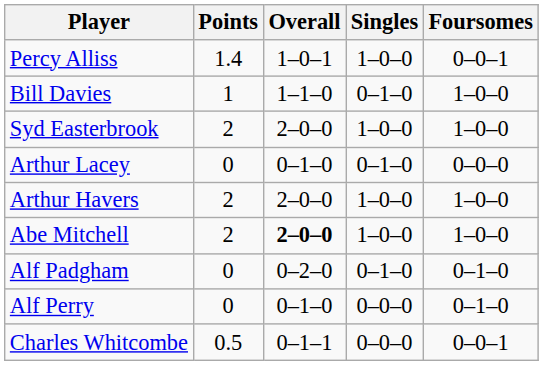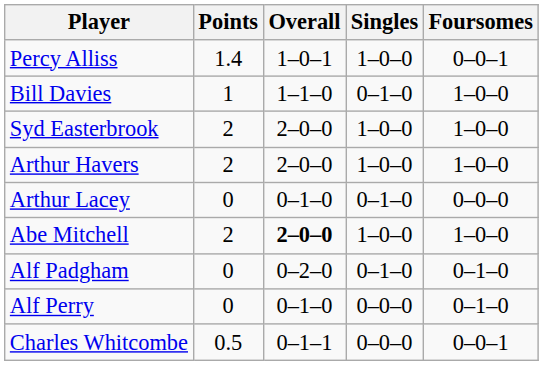rows swapped: (74, 199) <-> (70, 164)
